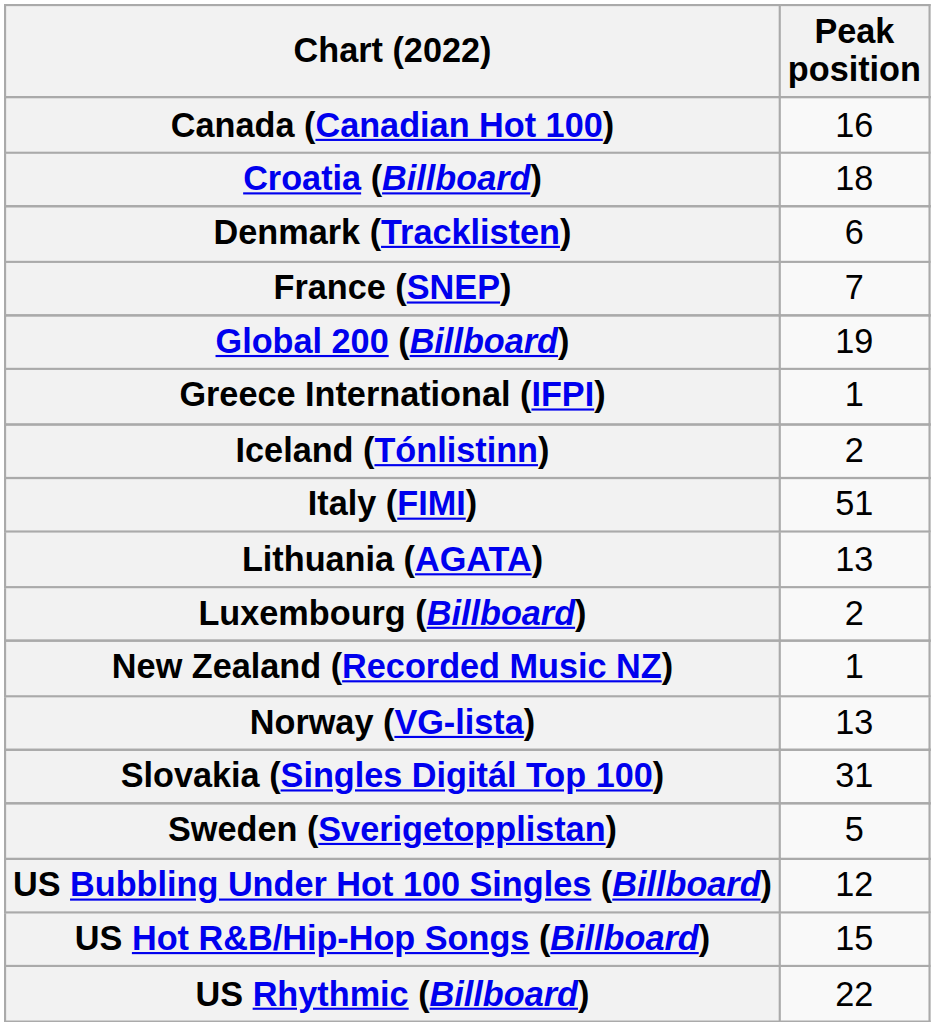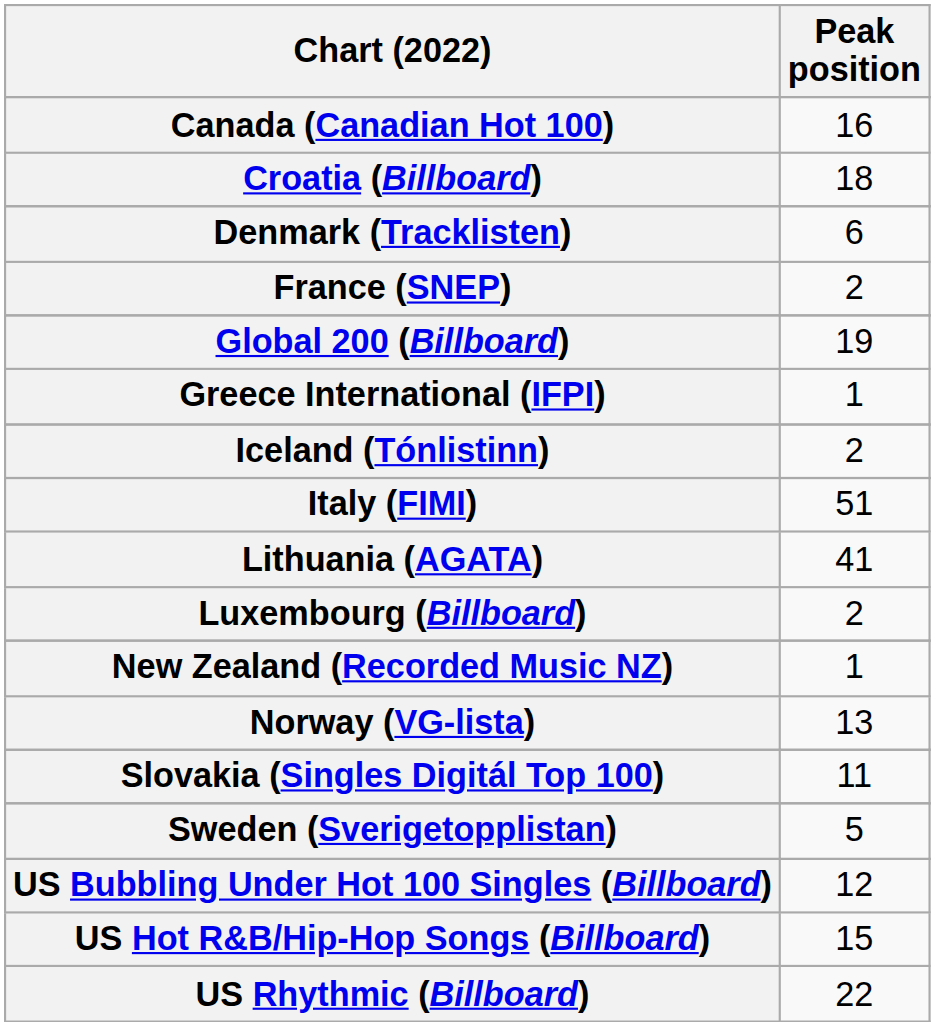(854, 287) 7 -> (854, 287) 2
(854, 558) 13 -> (854, 558) 41
(854, 776) 31 -> (854, 776) 11
